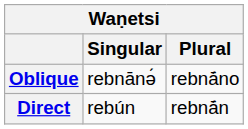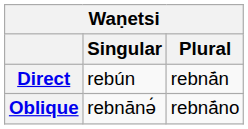rows swapped: (44, 108) <-> (44, 78)
